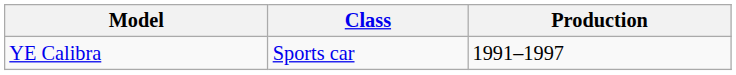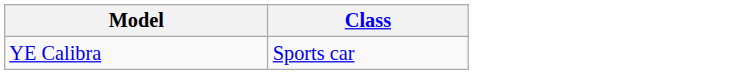- column: (600, 20)
